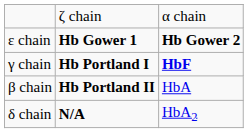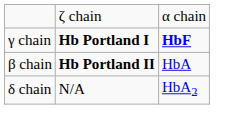- row: (29, 40)
(72, 113) bold -> (72, 89) normal
